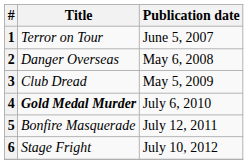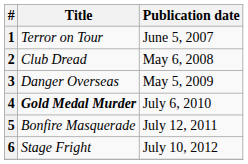(70, 59) Danger Overseas -> (54, 59) Club Dread
(54, 81) Club Dread -> (70, 81) Danger Overseas
